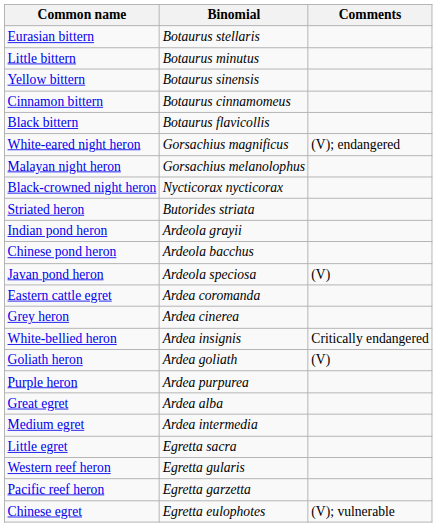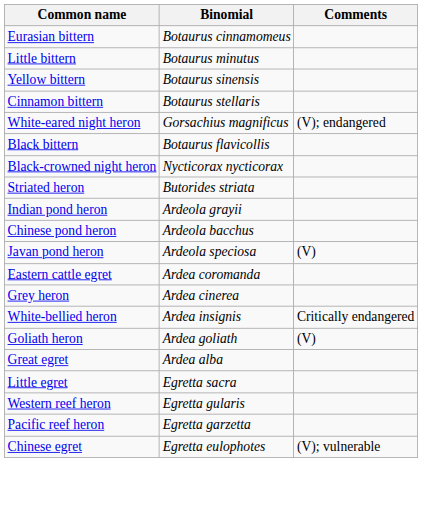(211, 36) Botaurus stellaris -> (227, 36) Botaurus cinnamomeus
(227, 101) Botaurus cinnamomeus -> (211, 101) Botaurus stellaris
rows swapped: (43, 123) <-> (74, 144)
- row: (64, 166)
- row: (42, 381)
- row: (46, 425)
